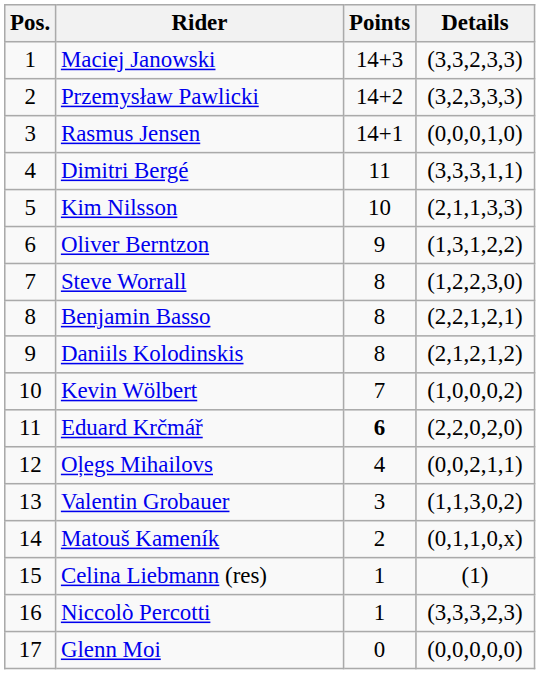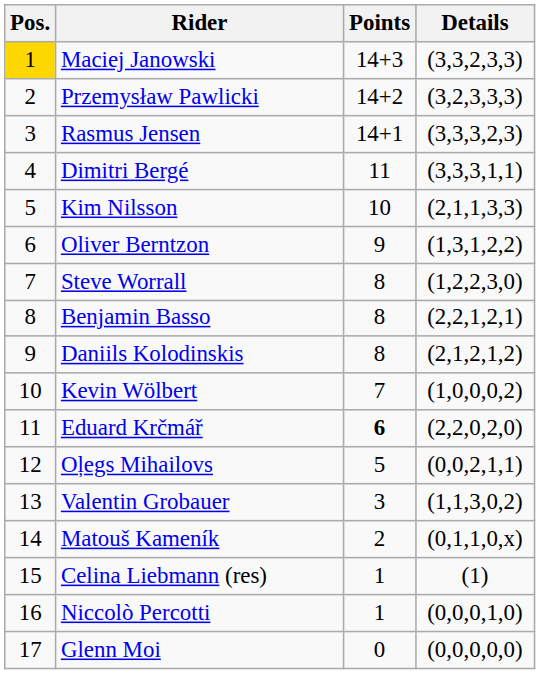(30, 59) no background -> (30, 59) gold background
(475, 133) (0,0,0,1,0) -> (475, 133) (3,3,3,2,3)
(380, 465) 4 -> (380, 465) 5
(475, 612) (3,3,3,2,3) -> (475, 612) (0,0,0,1,0)
